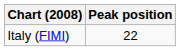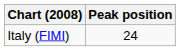(130, 35) 22 -> (130, 35) 24
